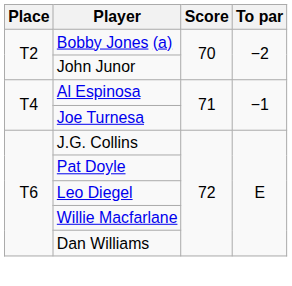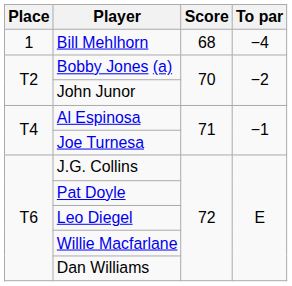+ row: (103, 42)
